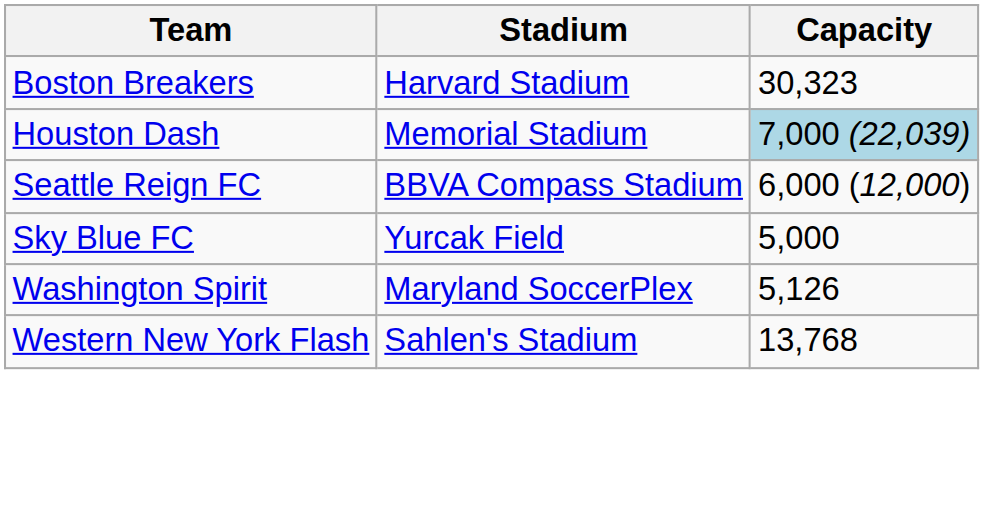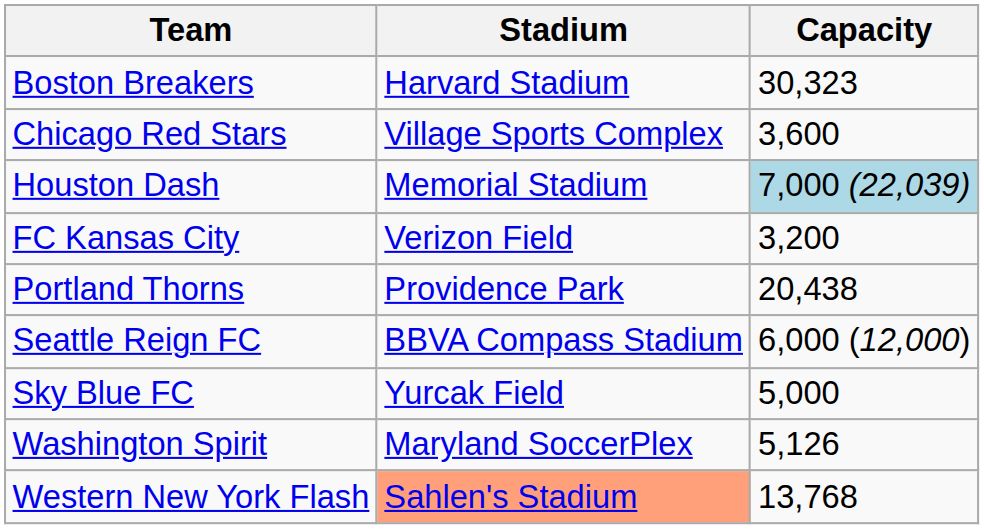+ row: (150, 133)
+ row: (126, 237)
+ row: (128, 289)
(511, 340) no background -> (511, 496) lightsalmon background
